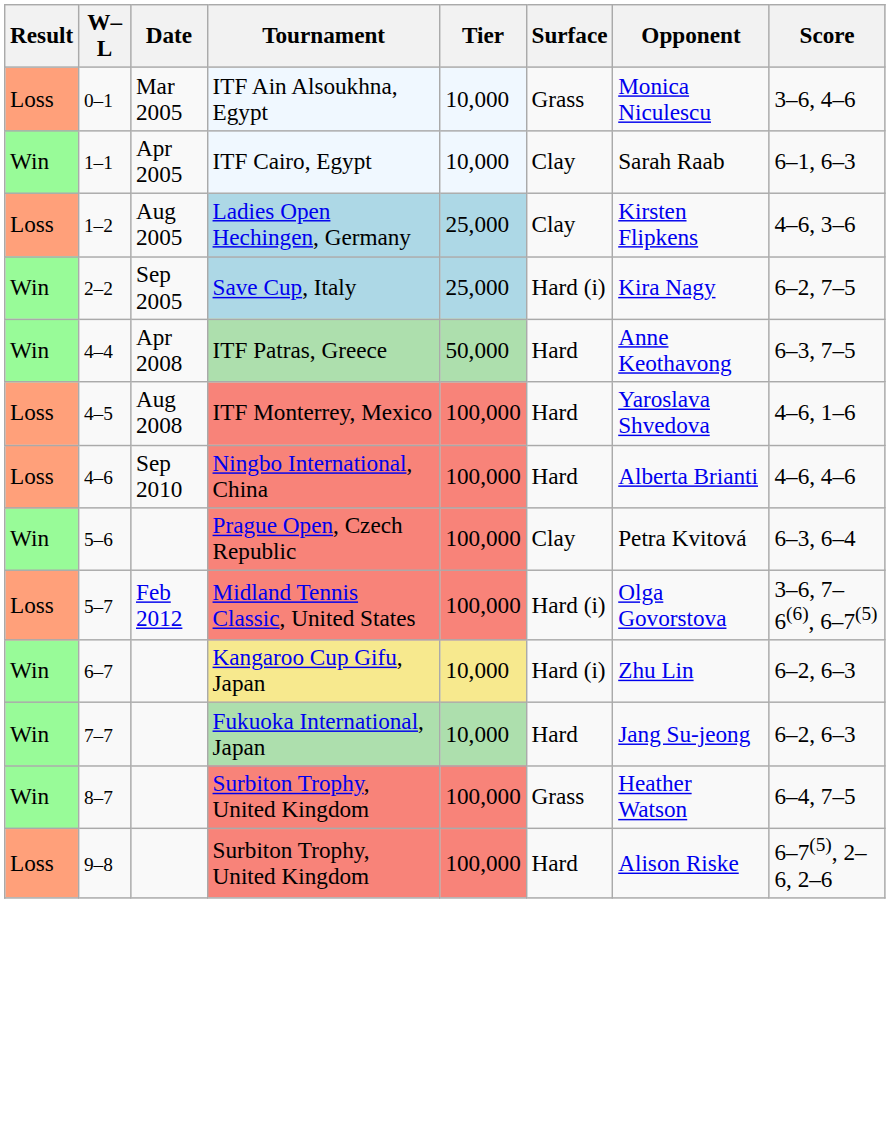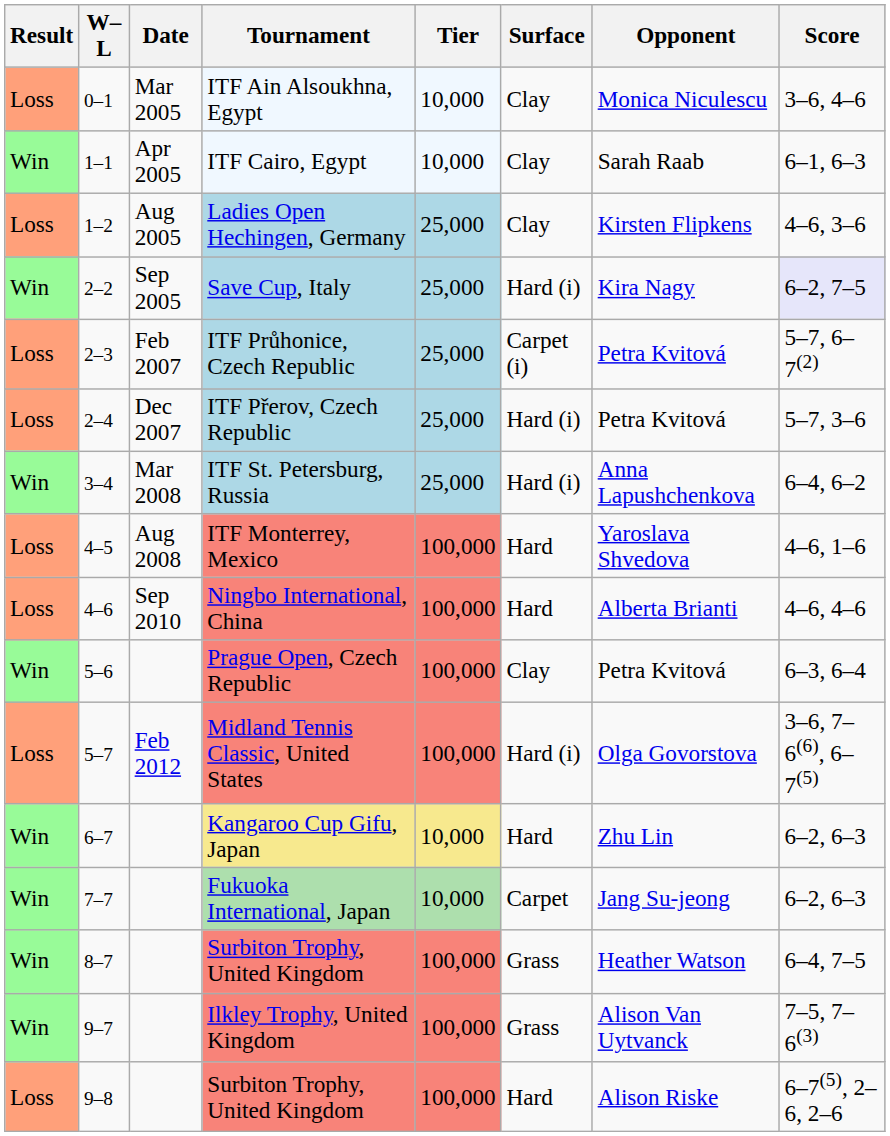(558, 98) Grass -> (528, 98) Clay
(815, 287) no background -> (825, 287) lavender background
+ row: (98, 354)
+ row: (98, 421)
+ row: (98, 483)
- row: (98, 351)
(569, 671) Hard (i) -> (530, 835) Hard
(555, 734) Hard -> (537, 898) Carpet
+ row: (98, 1028)
